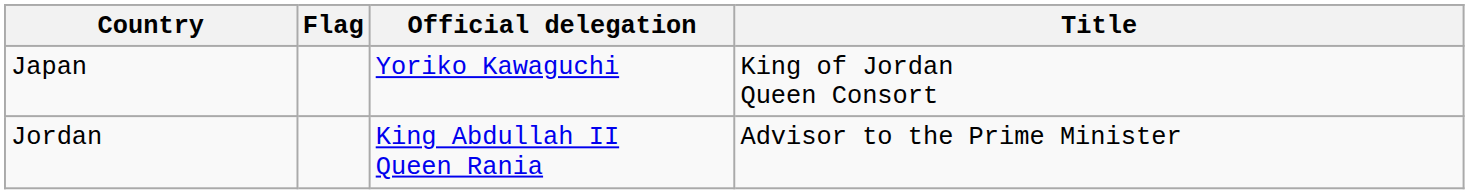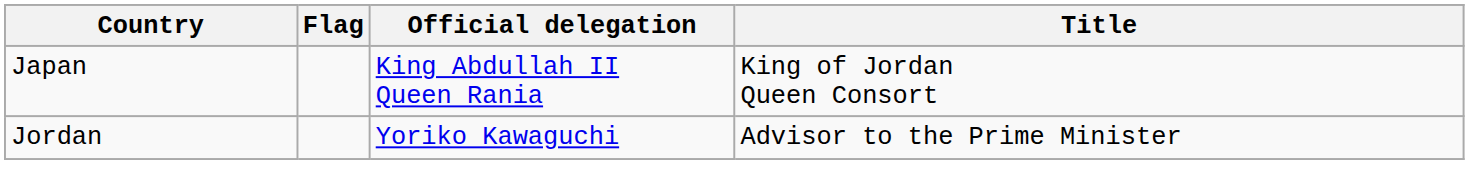(497, 67) Yoriko Kawaguchi -> (497, 82) King Abdullah II Queen Rania
(497, 152) King Abdullah II Queen Rania -> (497, 138) Yoriko Kawaguchi
